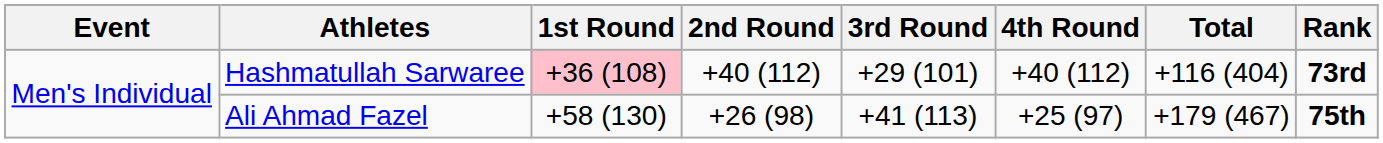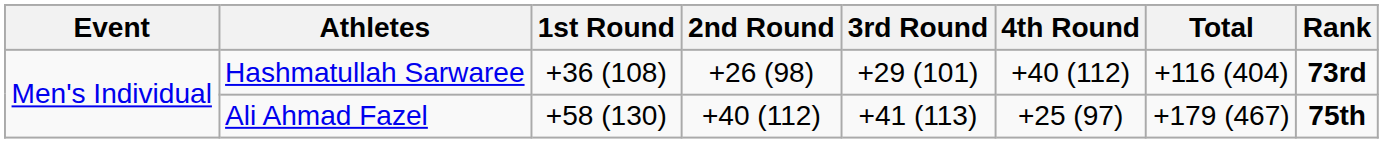(606, 72) pink background -> (606, 72) no background
(761, 72) +40 (112) -> (761, 72) +26 (98)
(761, 116) +26 (98) -> (761, 116) +40 (112)
